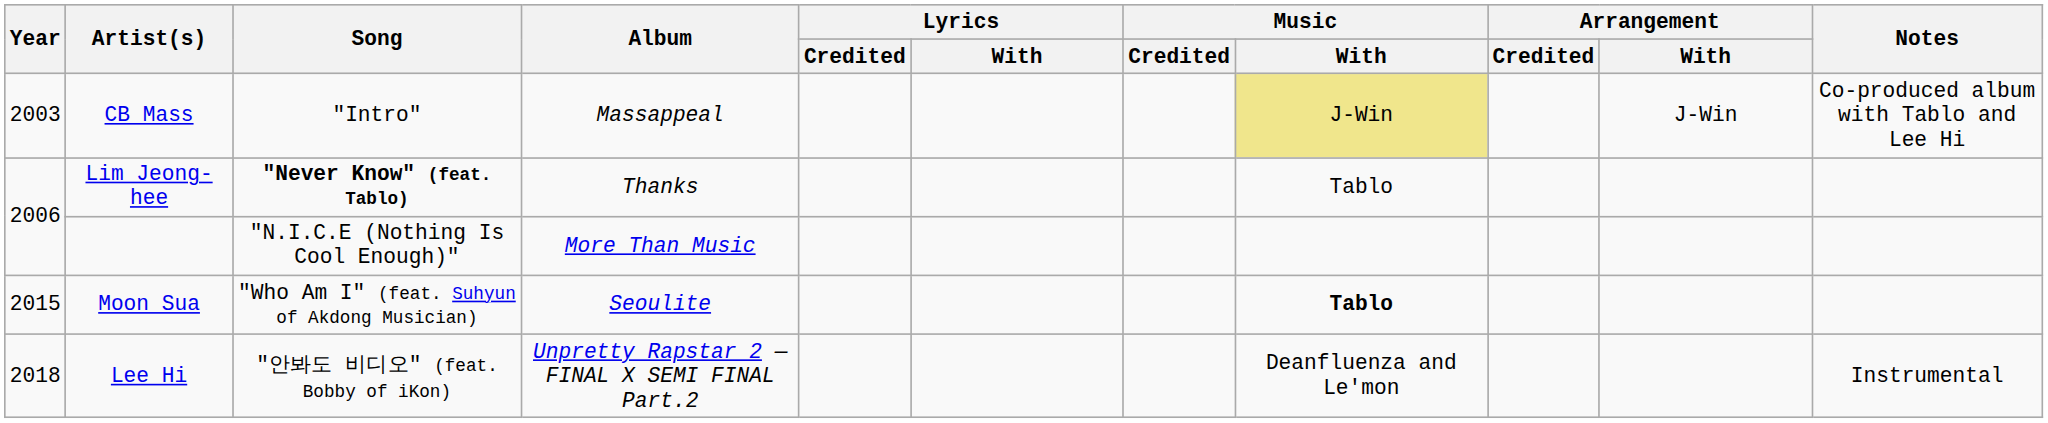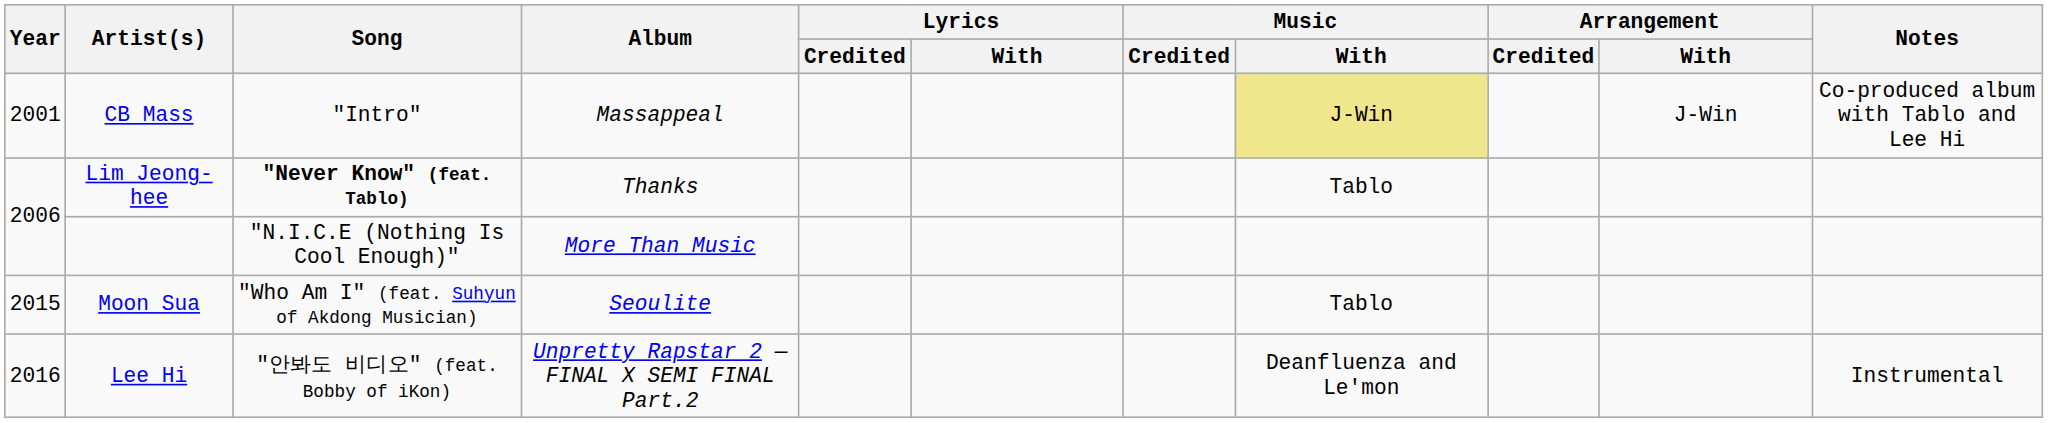(35, 116) 2003 -> (35, 116) 2001
(1361, 305) bold -> (1361, 305) normal
(35, 376) 2018 -> (35, 376) 2016
